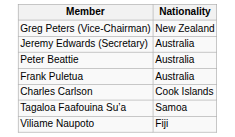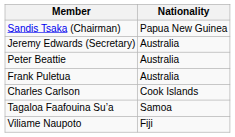+ row: (64, 28)
- row: (85, 28)
